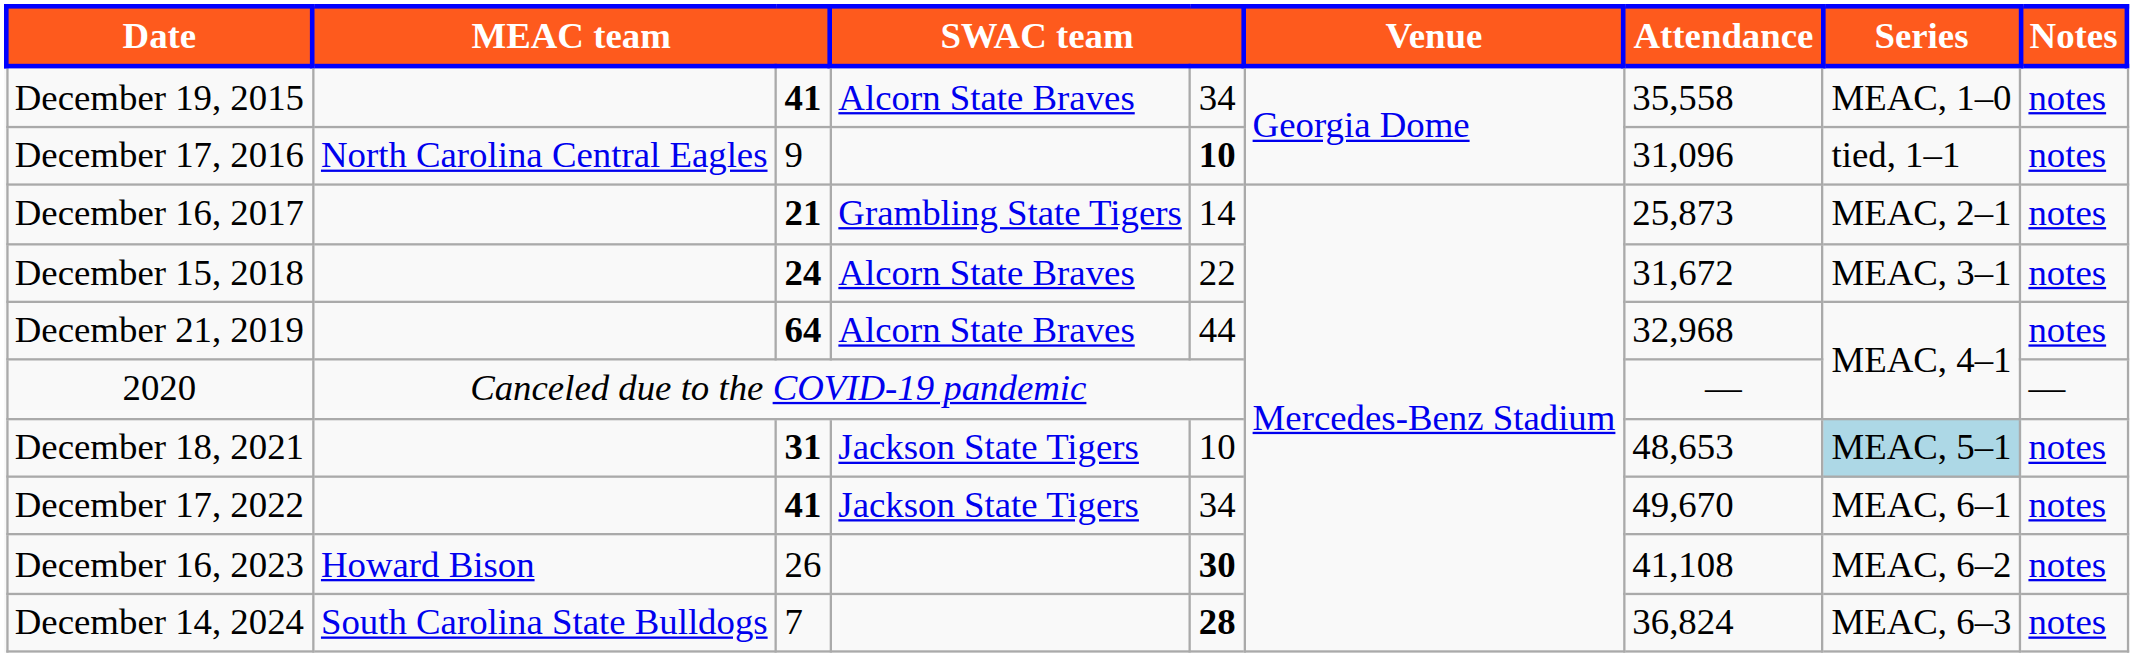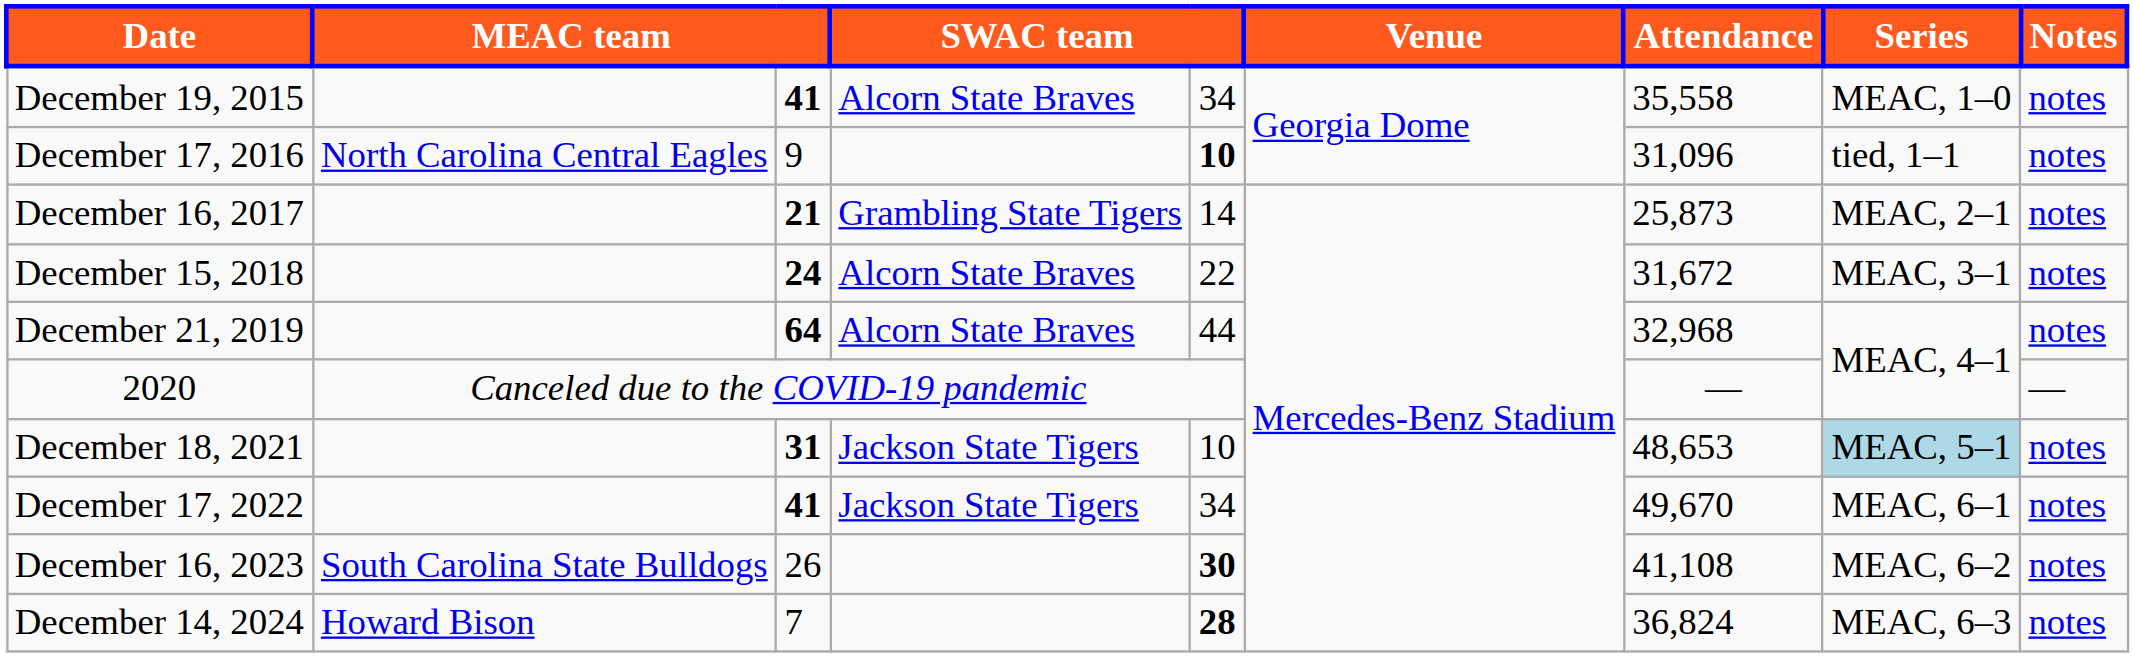(428, 563) Howard Bison -> (544, 563) South Carolina State Bulldogs
(544, 621) South Carolina State Bulldogs -> (428, 621) Howard Bison
